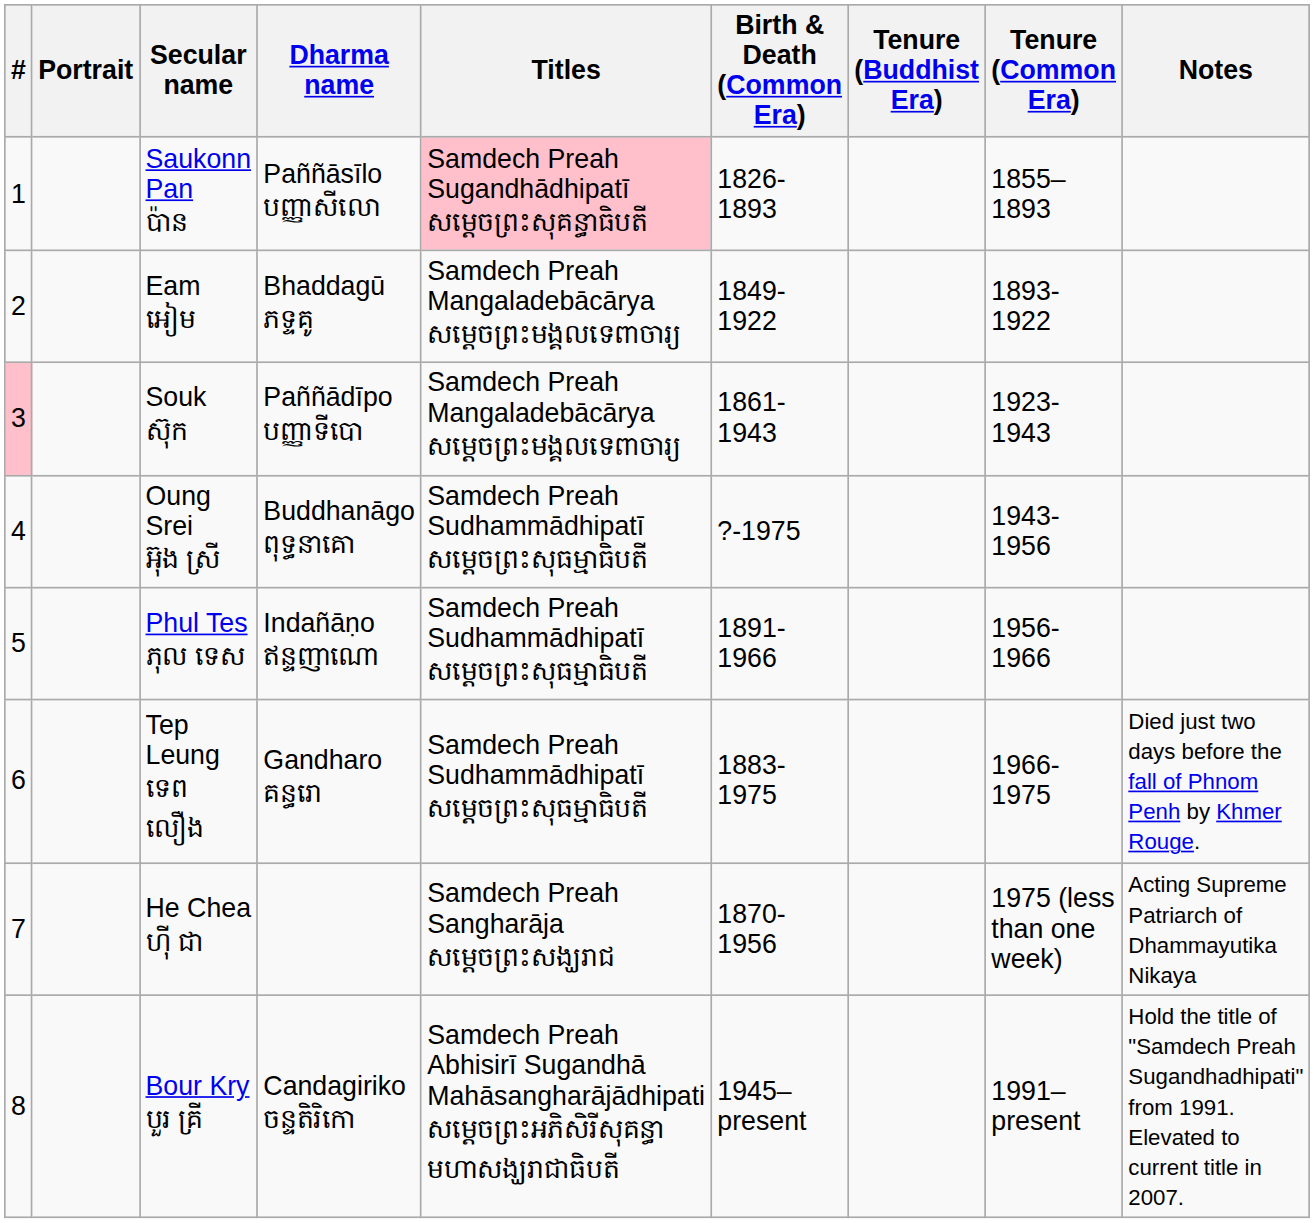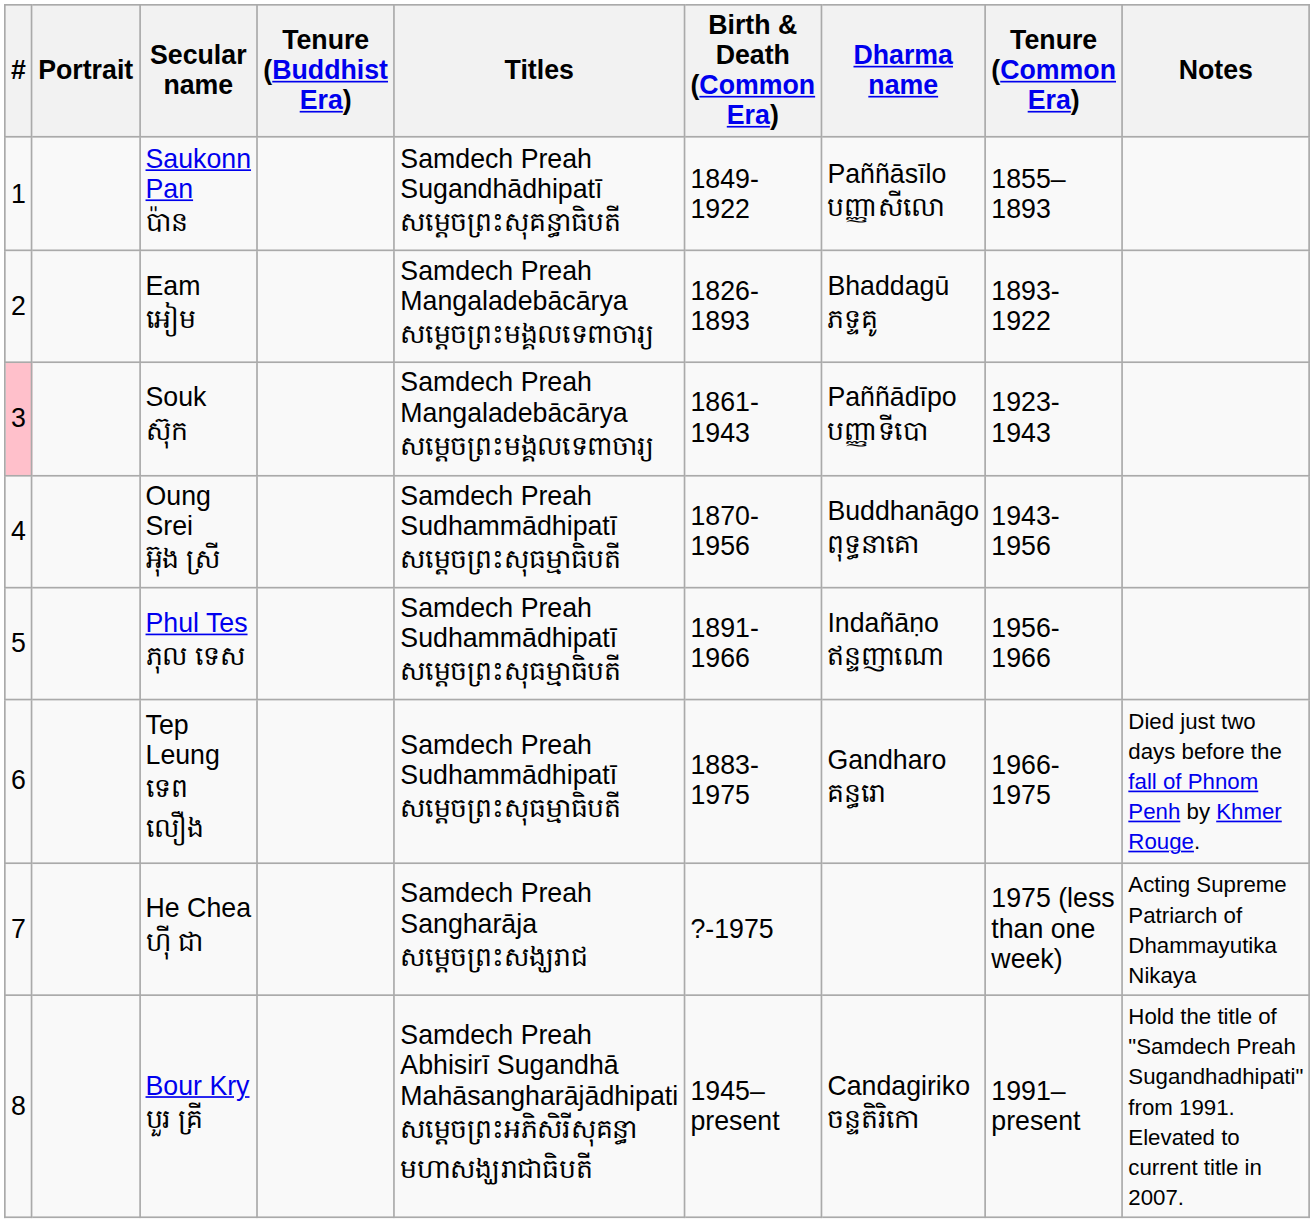columns swapped: (339, 70) <-> (917, 70)
(537, 189) pink background -> (511, 189) no background
(752, 193) 1826-1893 -> (725, 193) 1849-1922
(752, 305) 1849-1922 -> (725, 305) 1826-1893
(759, 530) ?-1975 -> (725, 530) 1870-1956
(752, 928) 1870-1956 -> (732, 928) ?-1975
